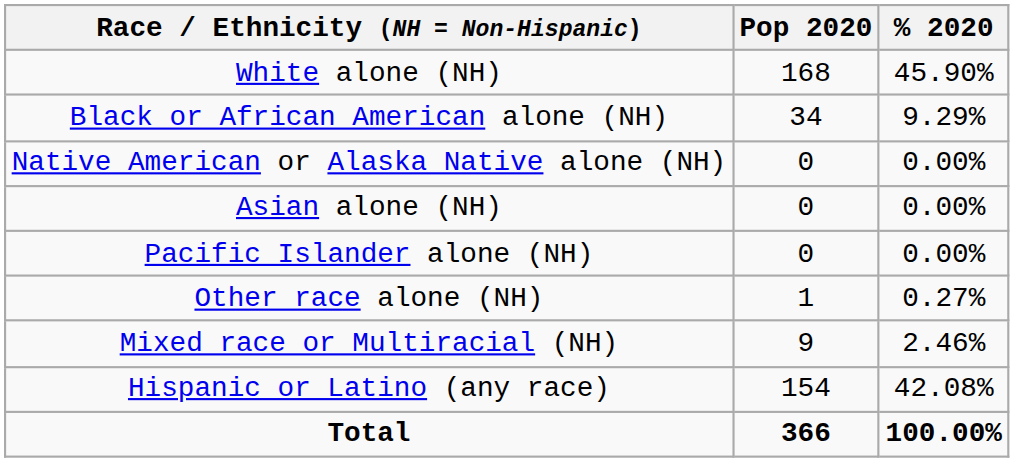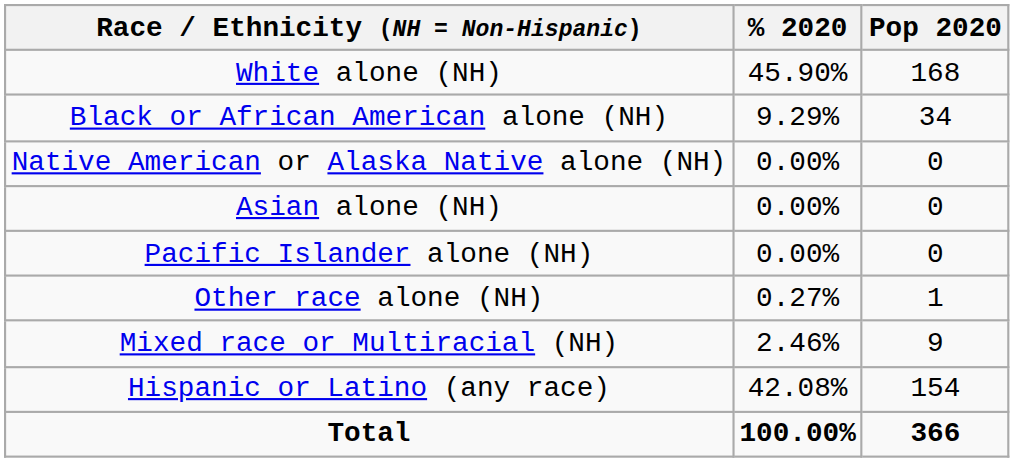columns swapped: (806, 28) <-> (944, 28)
